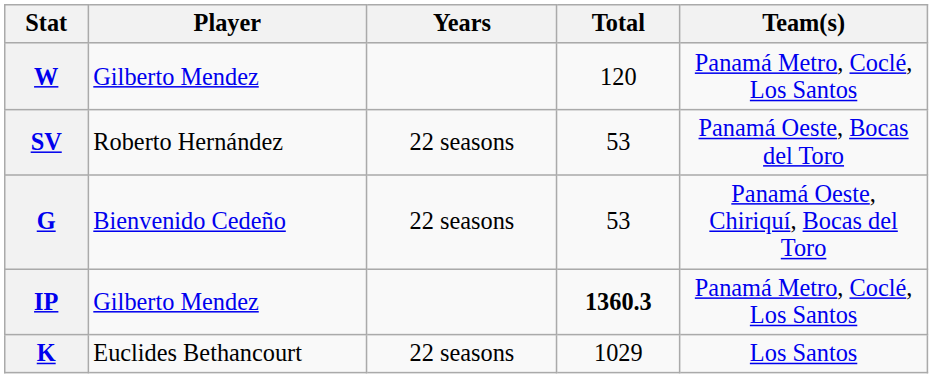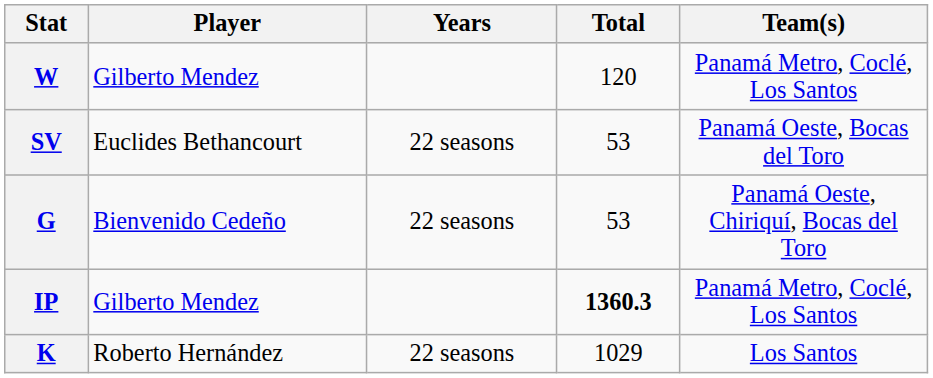(188, 141) Roberto Hernández -> (198, 141) Euclides Bethancourt
(198, 353) Euclides Bethancourt -> (188, 353) Roberto Hernández
